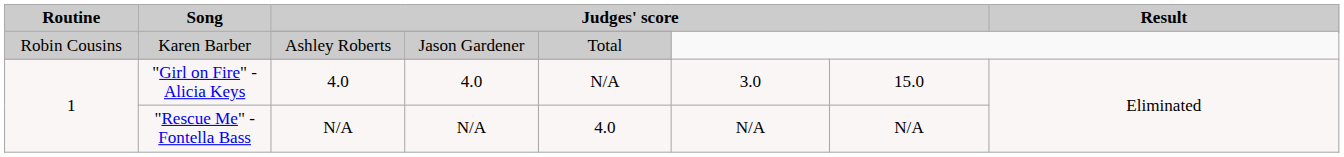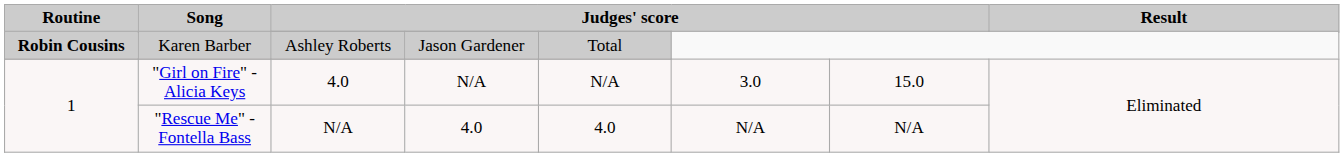(71, 45) normal -> (71, 45) bold
(471, 82) 4.0 -> (471, 82) N/A
(471, 128) N/A -> (471, 128) 4.0
